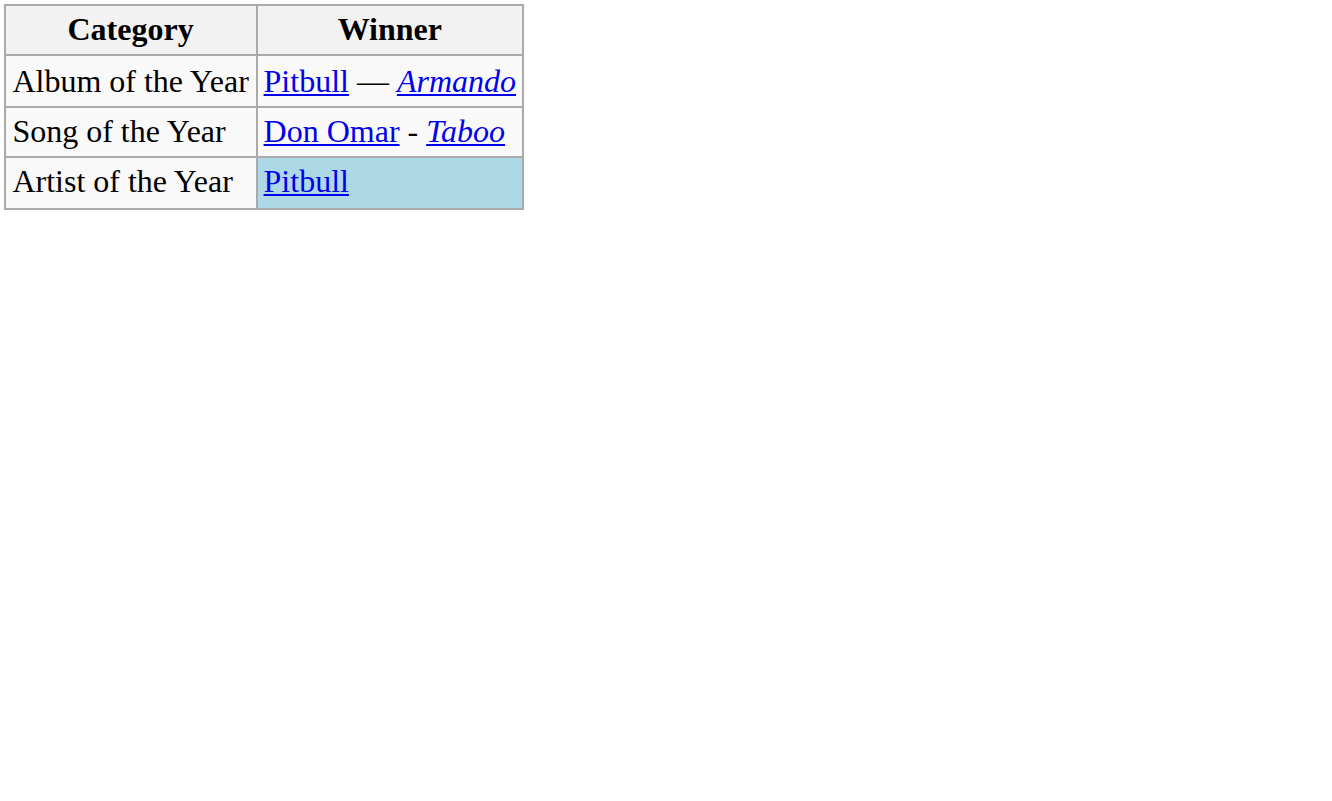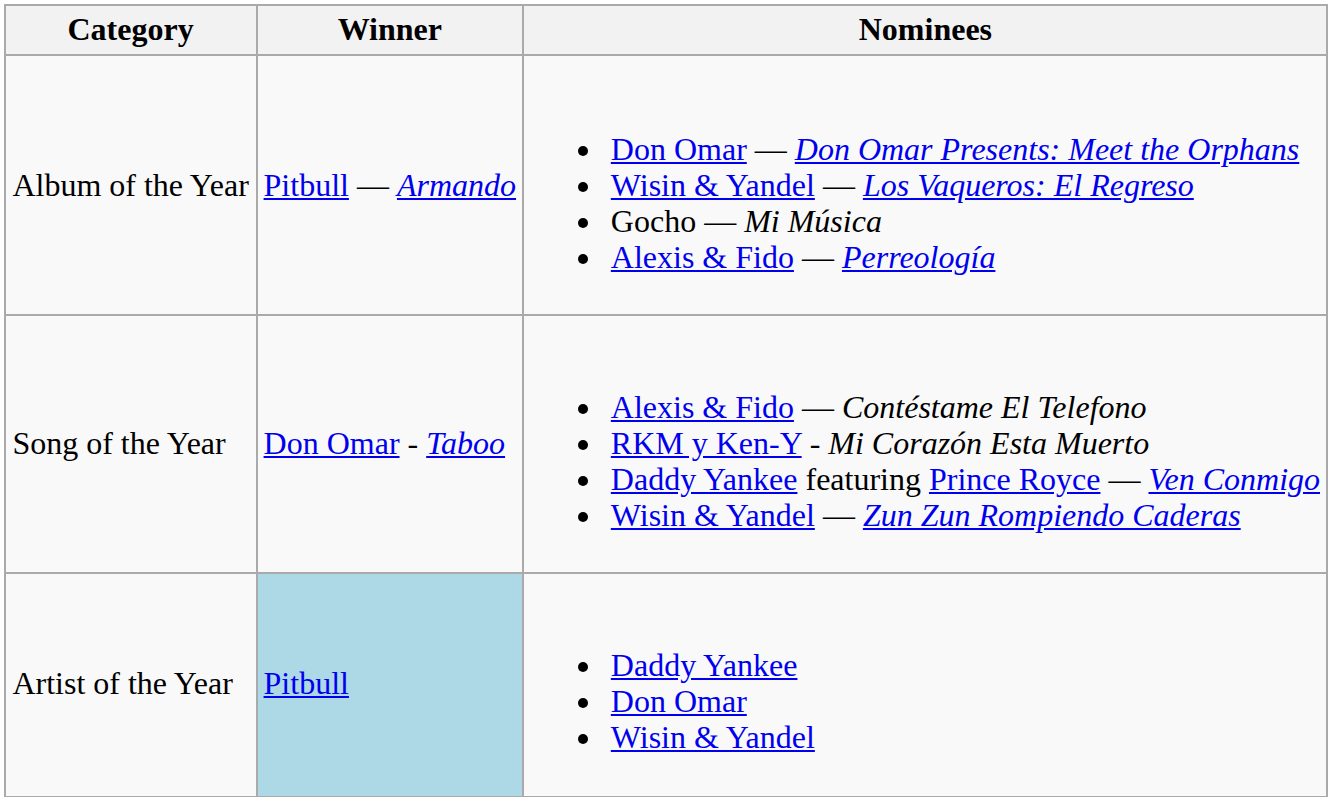+ column: (925, 29)
